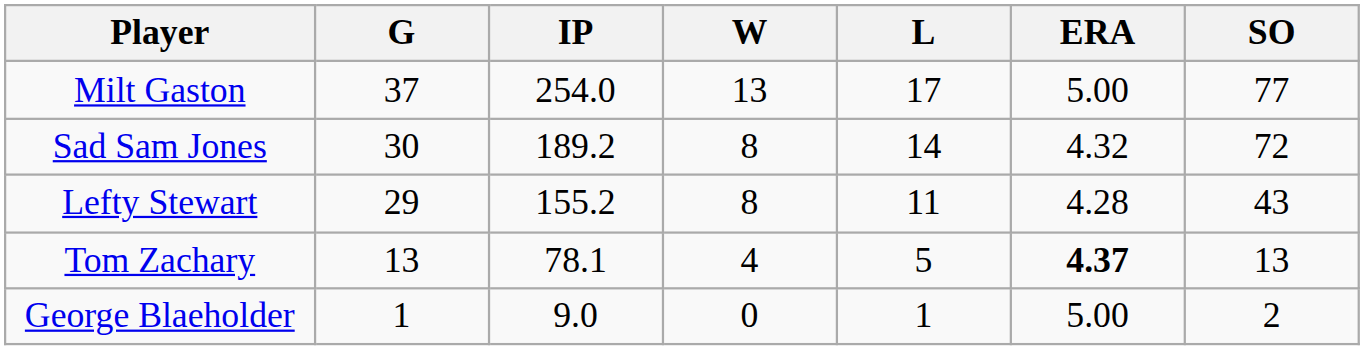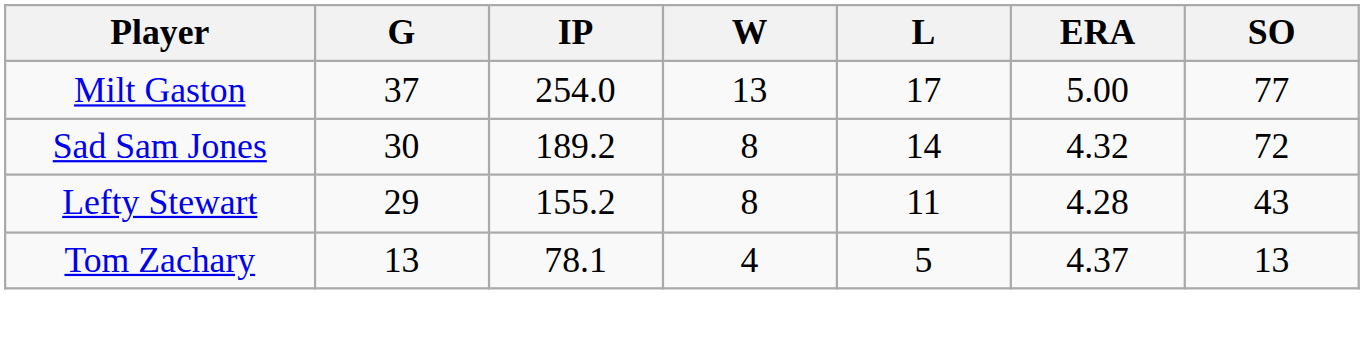(1098, 259) bold -> (1098, 259) normal
- row: (160, 315)
